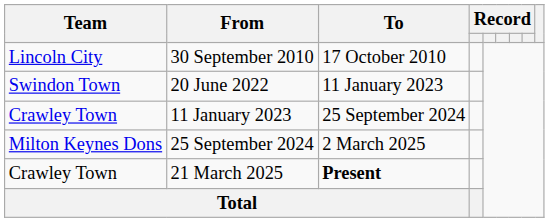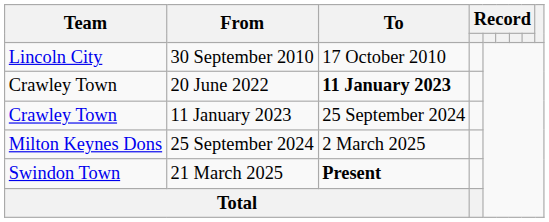(64, 85) Swindon Town -> (63, 85) Crawley Town
(383, 85) normal -> (387, 85) bold
(63, 173) Crawley Town -> (64, 173) Swindon Town
